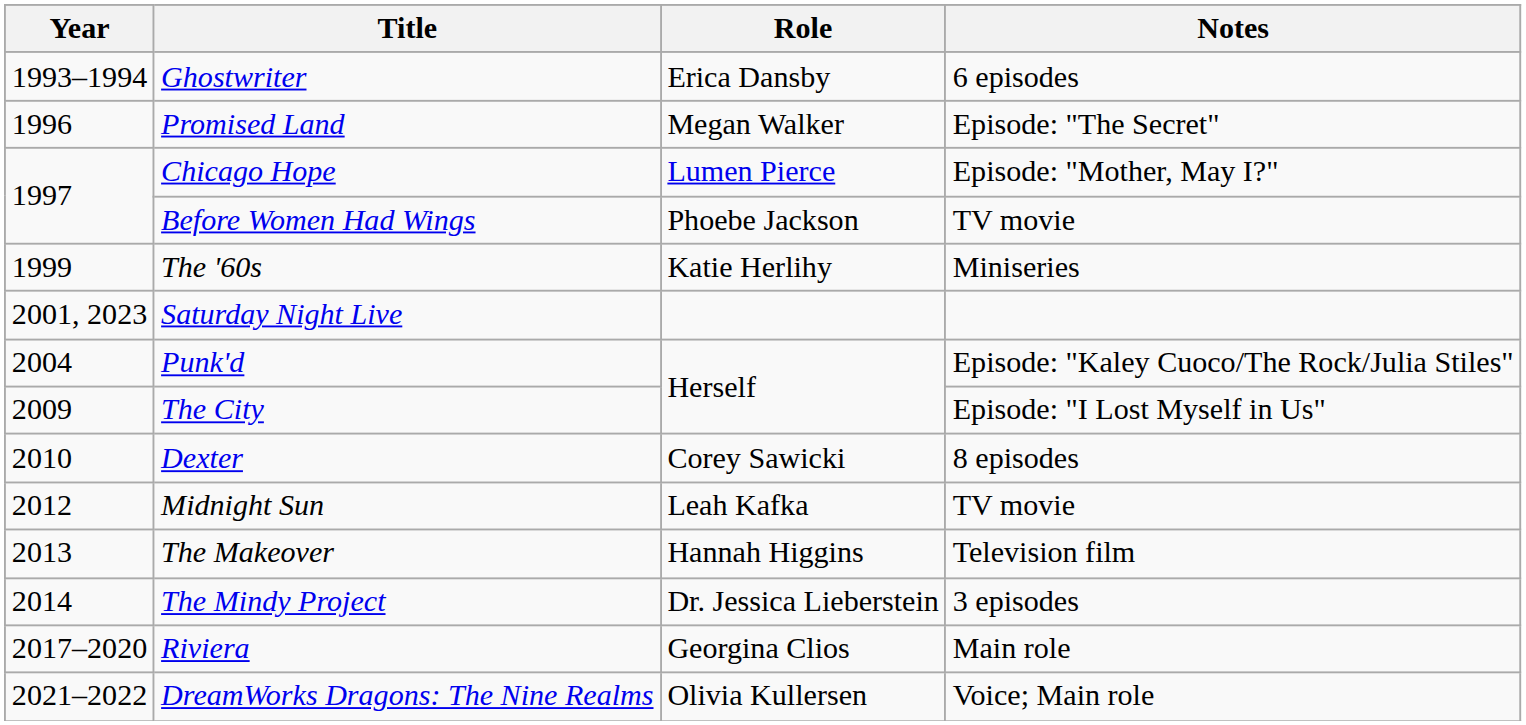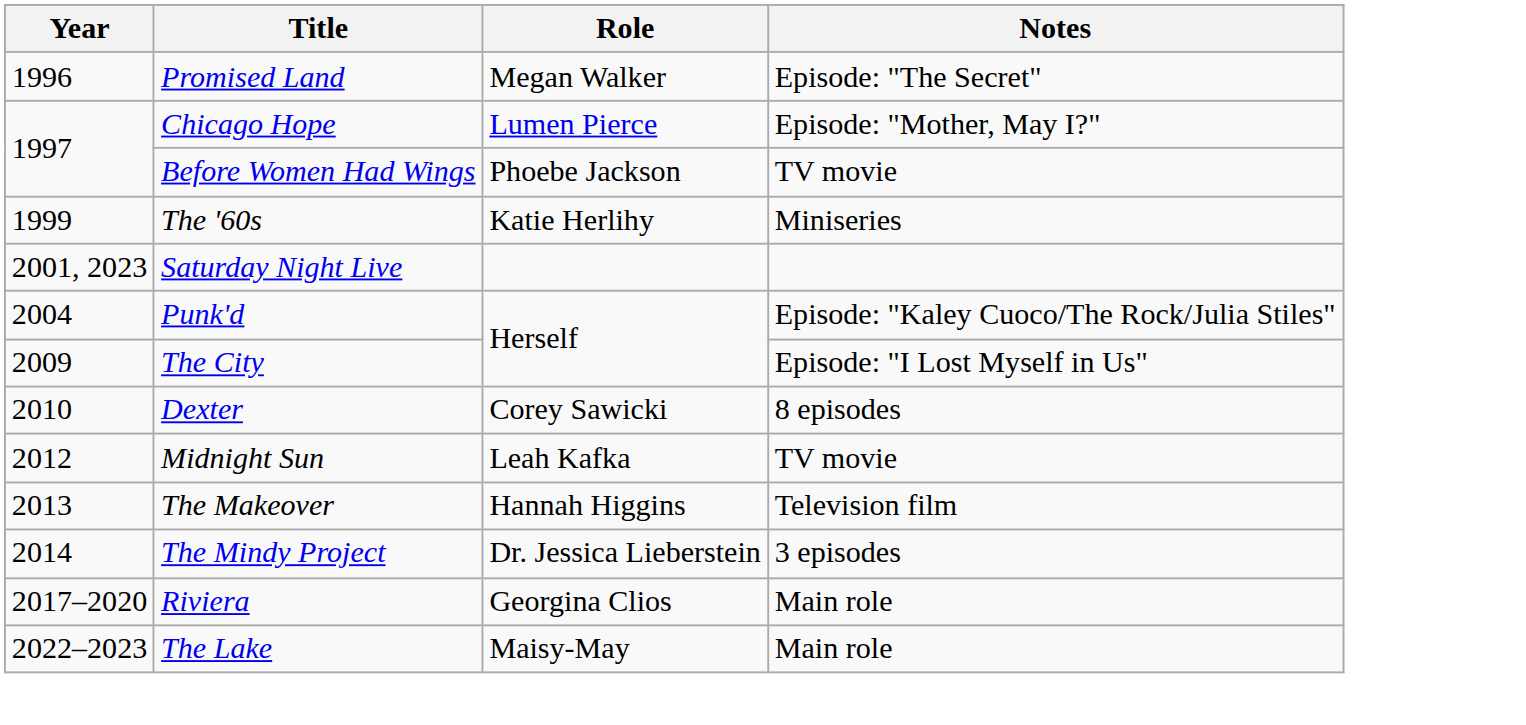- row: (234, 76)
- row: (407, 696)
+ row: (217, 648)
